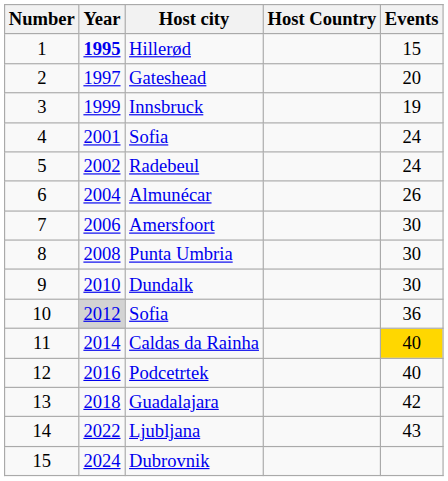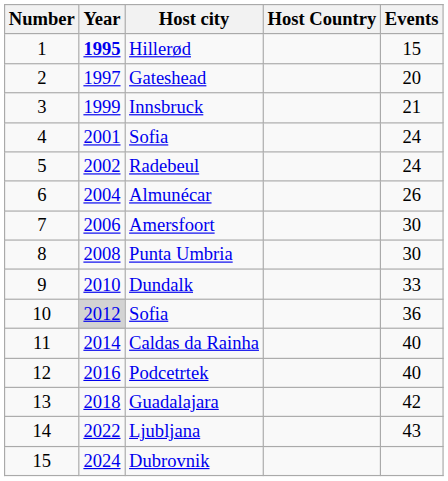(412, 107) 19 -> (412, 107) 21
(412, 284) 30 -> (412, 284) 33
(412, 343) gold background -> (412, 343) no background
